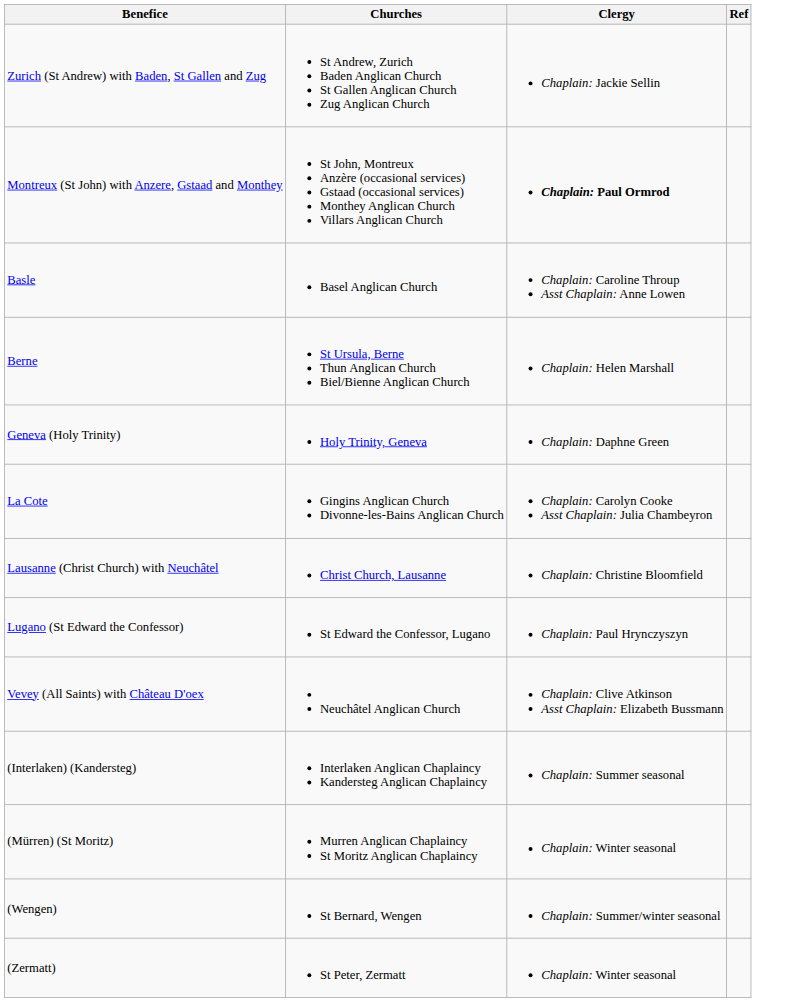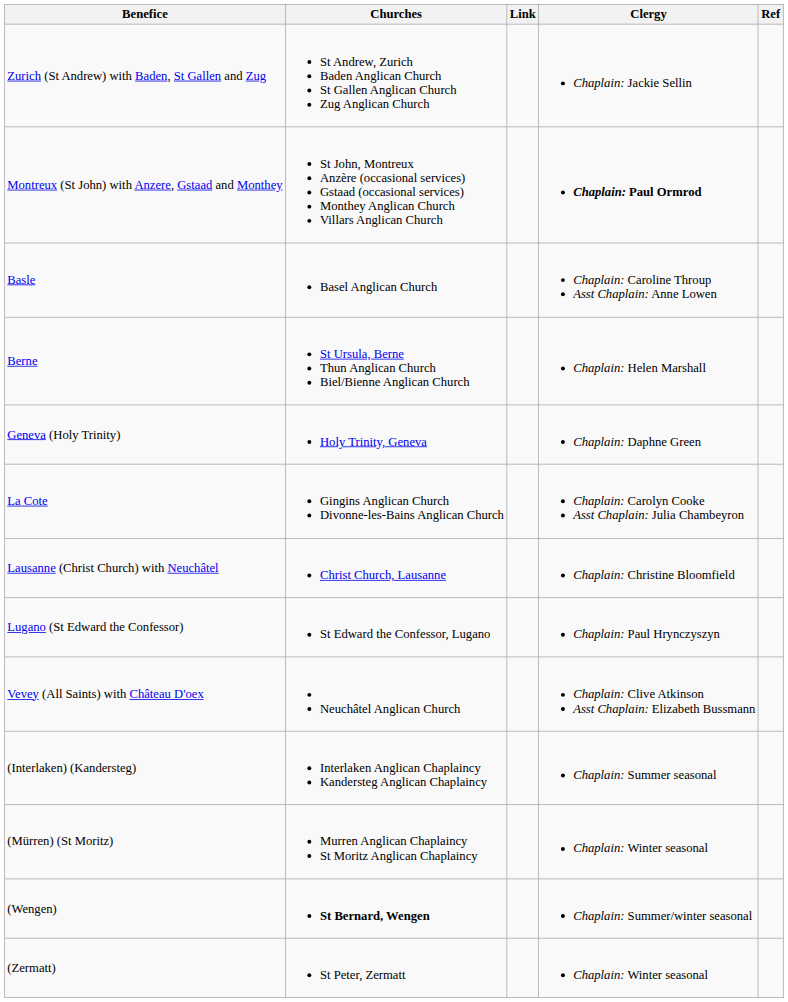+ column: (523, 14)
(396, 915) normal -> (396, 915) bold
